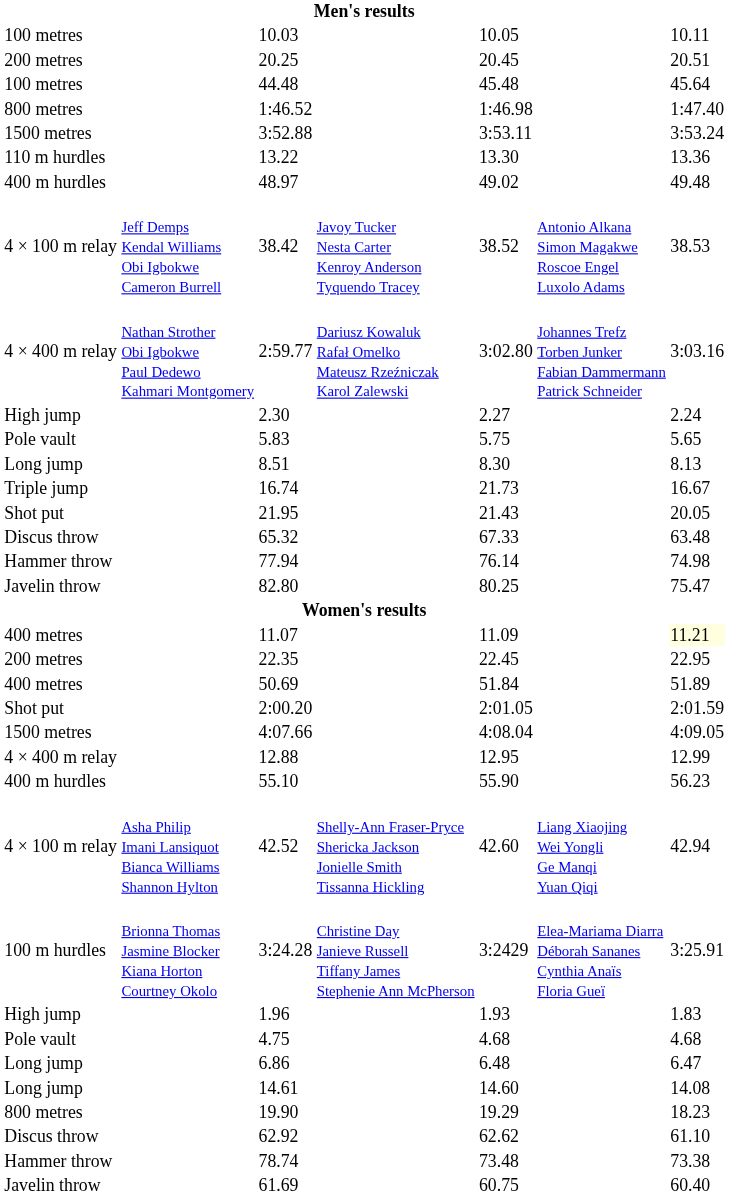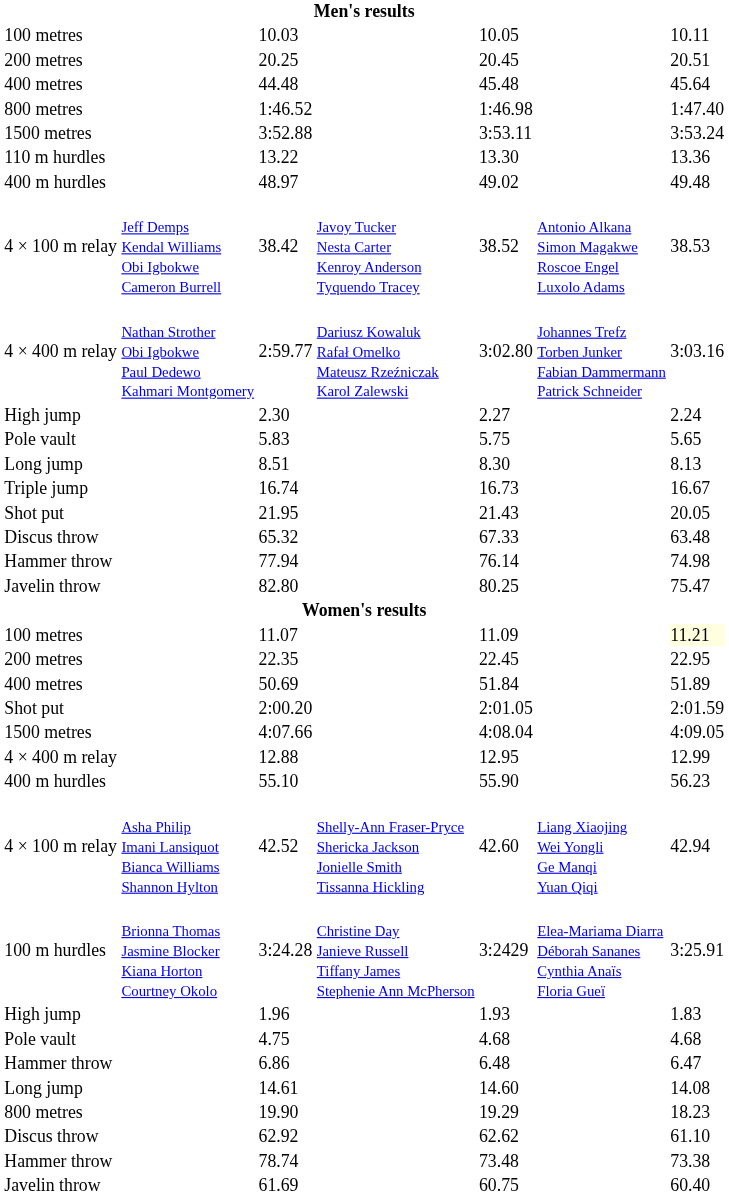(44, 84) 100 metres -> (44, 84) 400 metres
(499, 488) 21.73 -> (499, 488) 16.73
(44, 635) 400 metres -> (44, 635) 100 metres
(44, 1063) Long jump -> (58, 1063) Hammer throw
